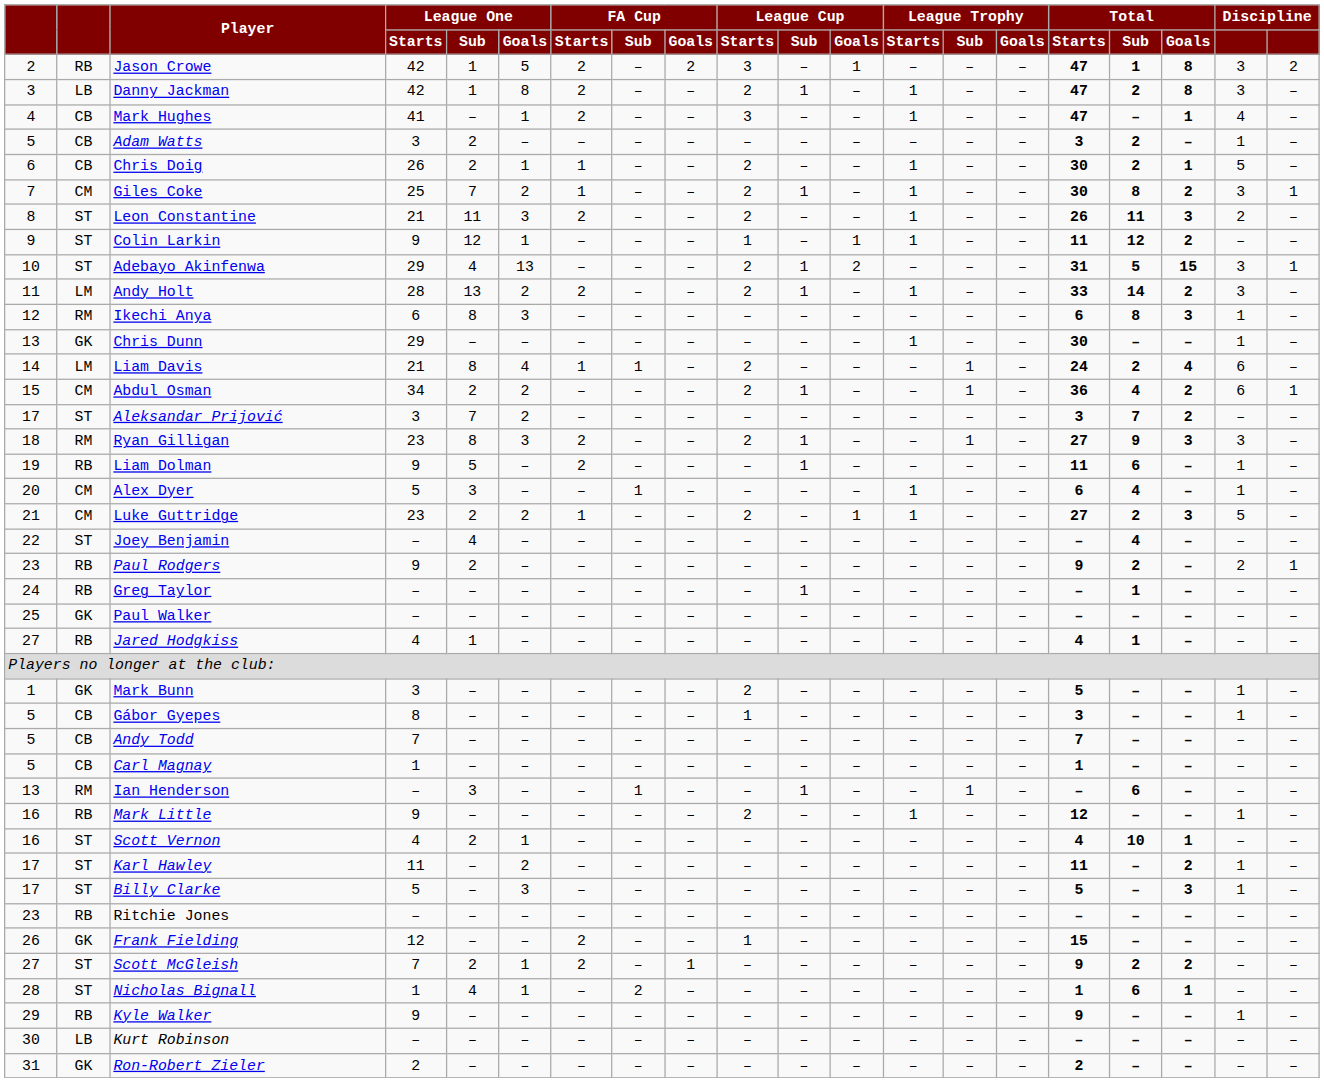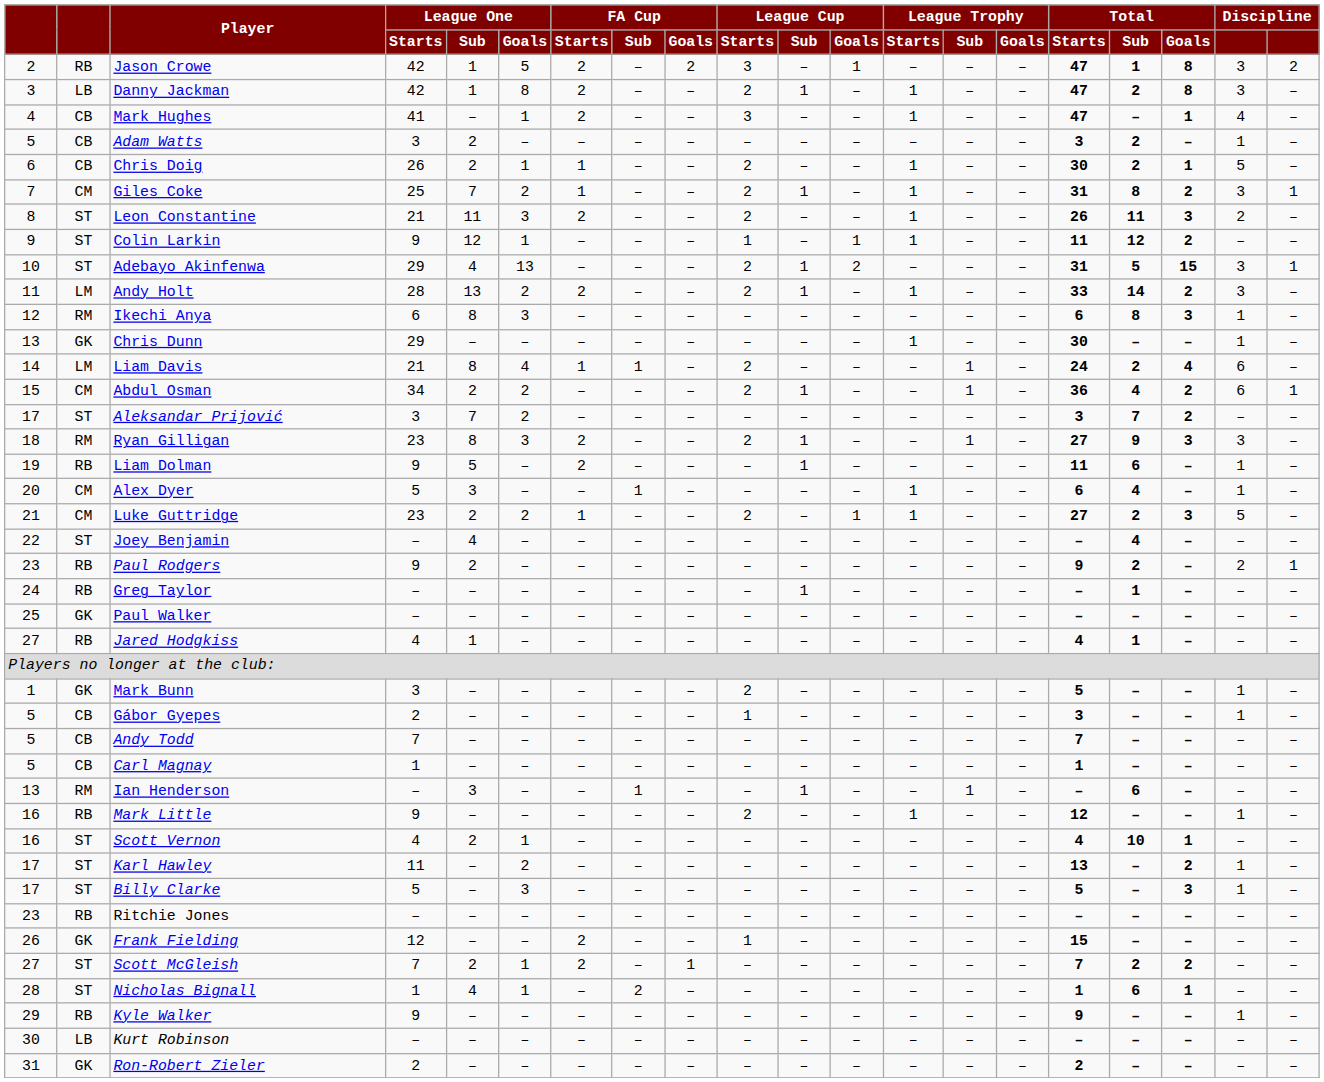(1079, 192) 30 -> (1079, 192) 31
(416, 716) 8 -> (416, 716) 2
(1079, 866) 11 -> (1079, 866) 13
(1079, 965) 9 -> (1079, 965) 7
